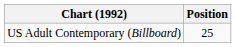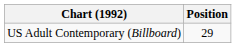(207, 33) 25 -> (207, 33) 29
